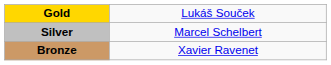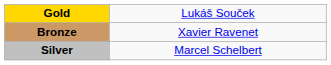rows swapped: (57, 32) <-> (57, 50)
